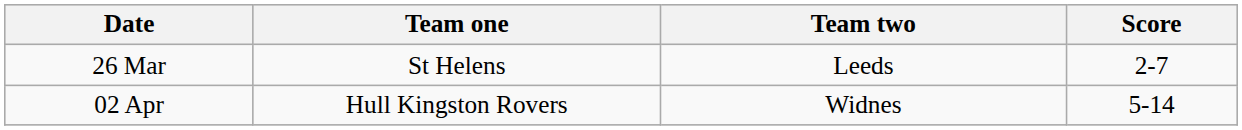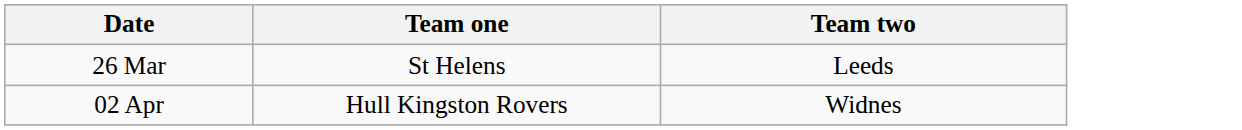- column: (1152, 24)
